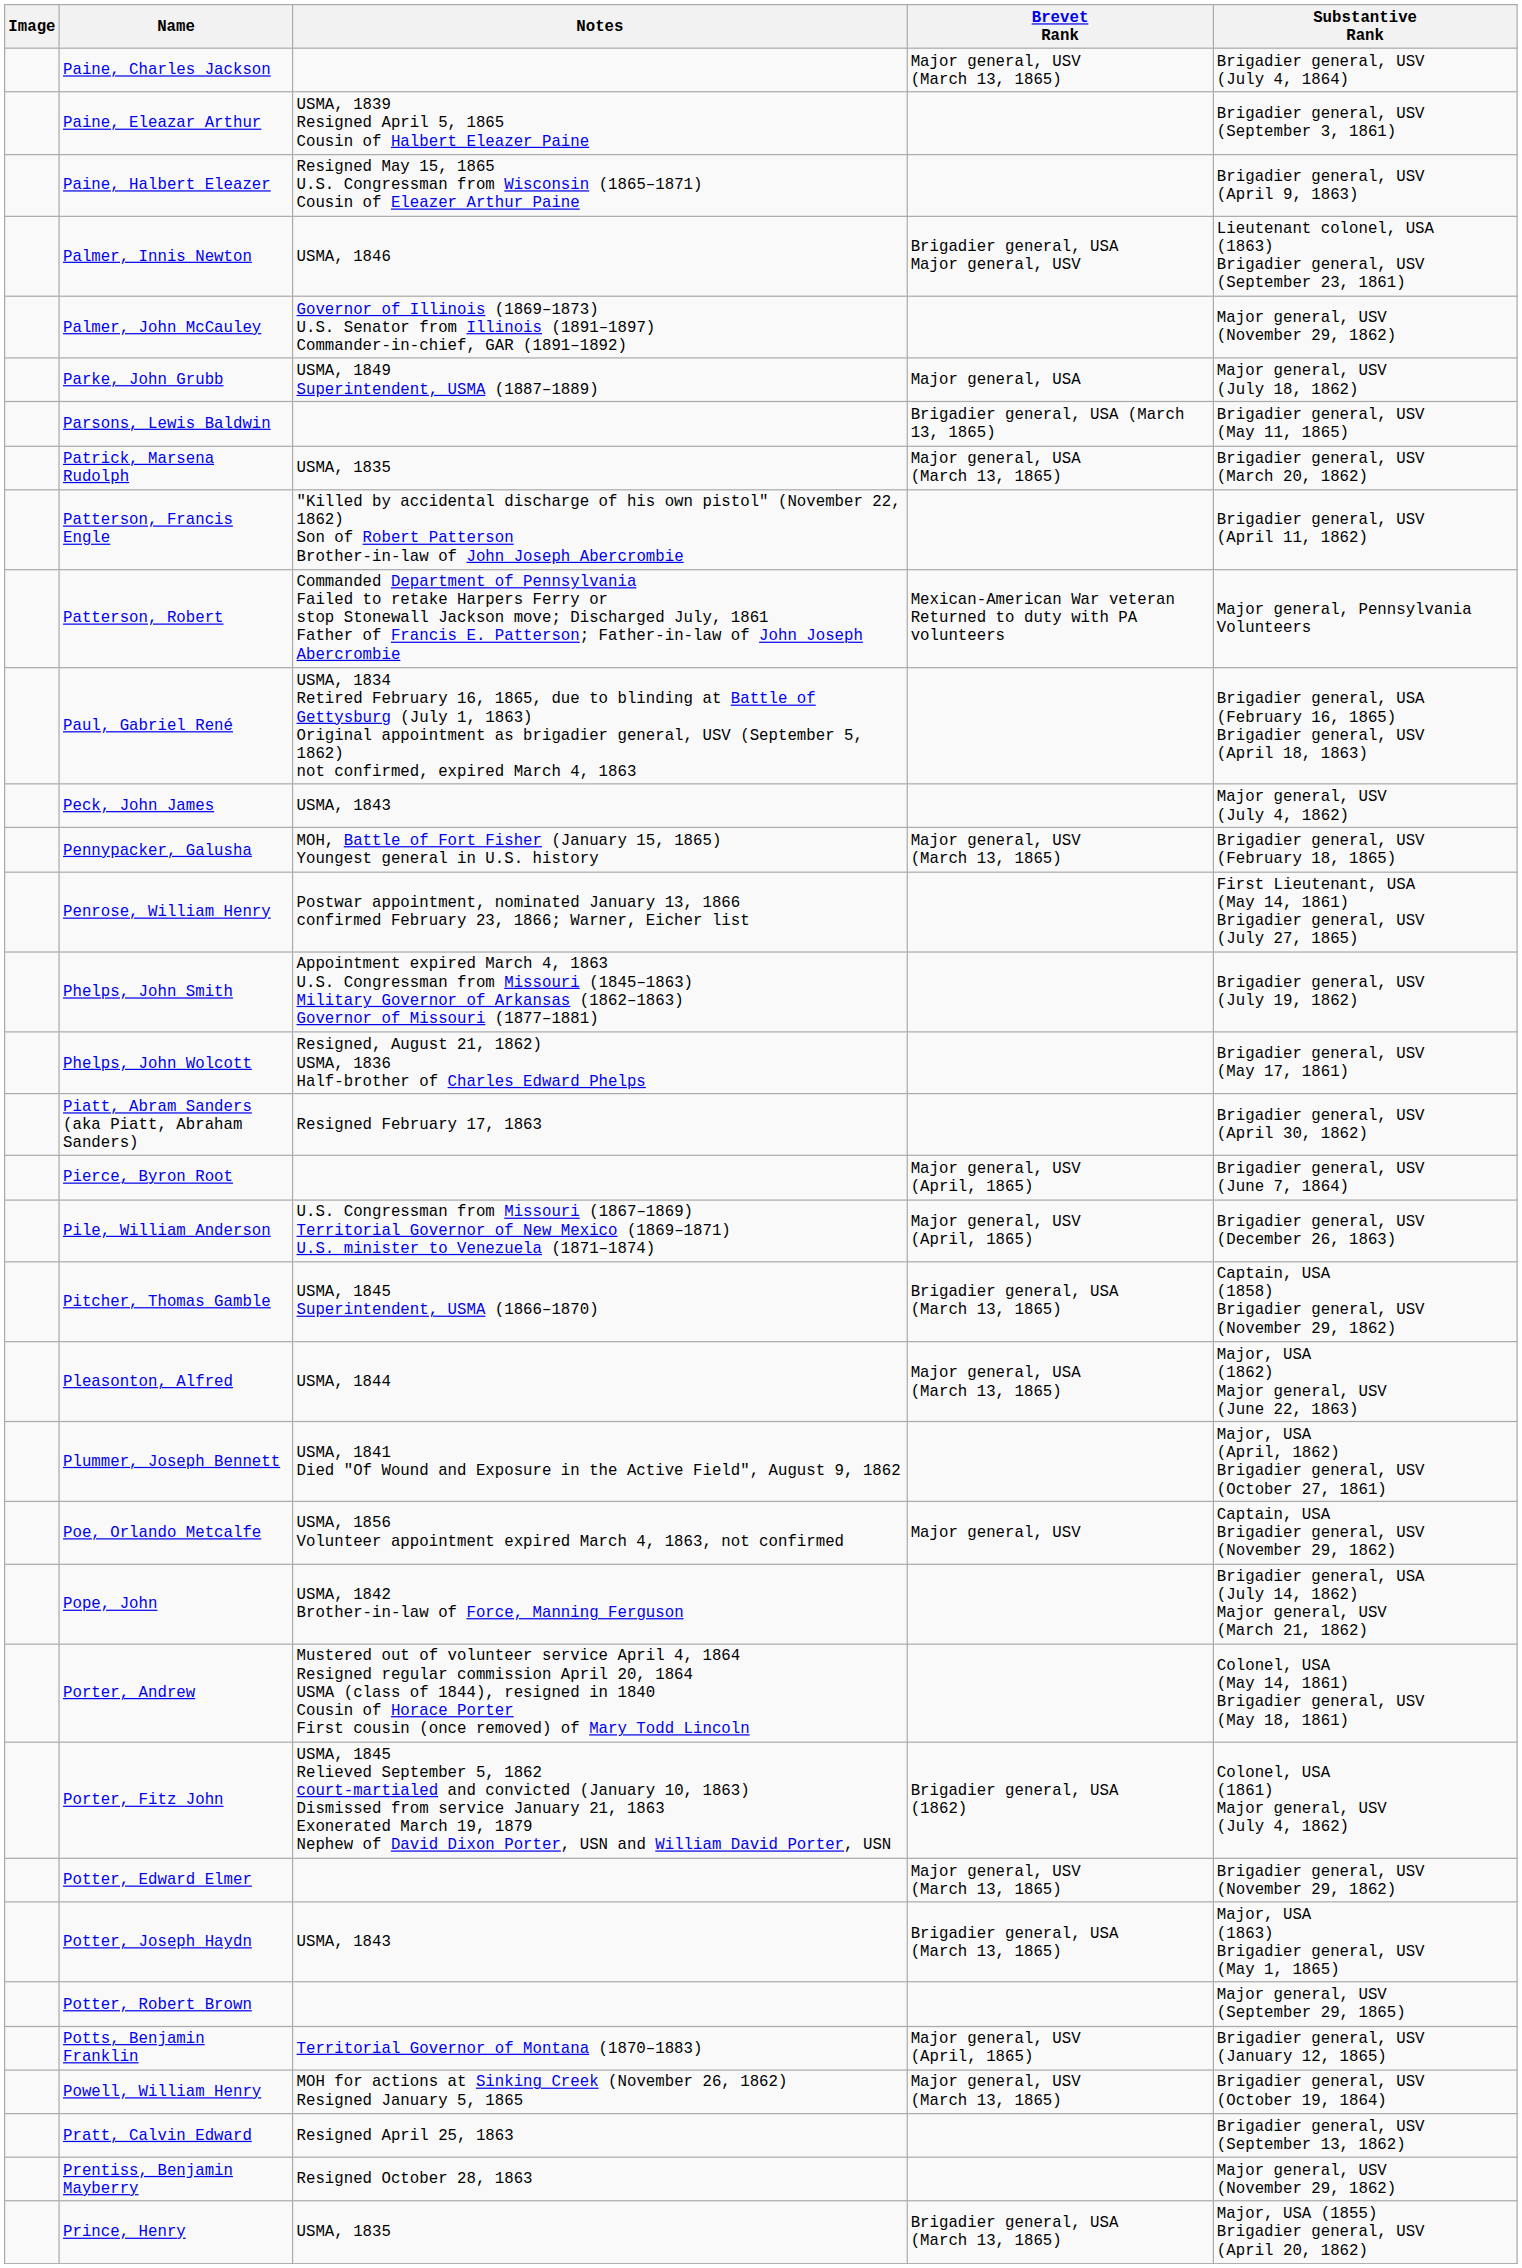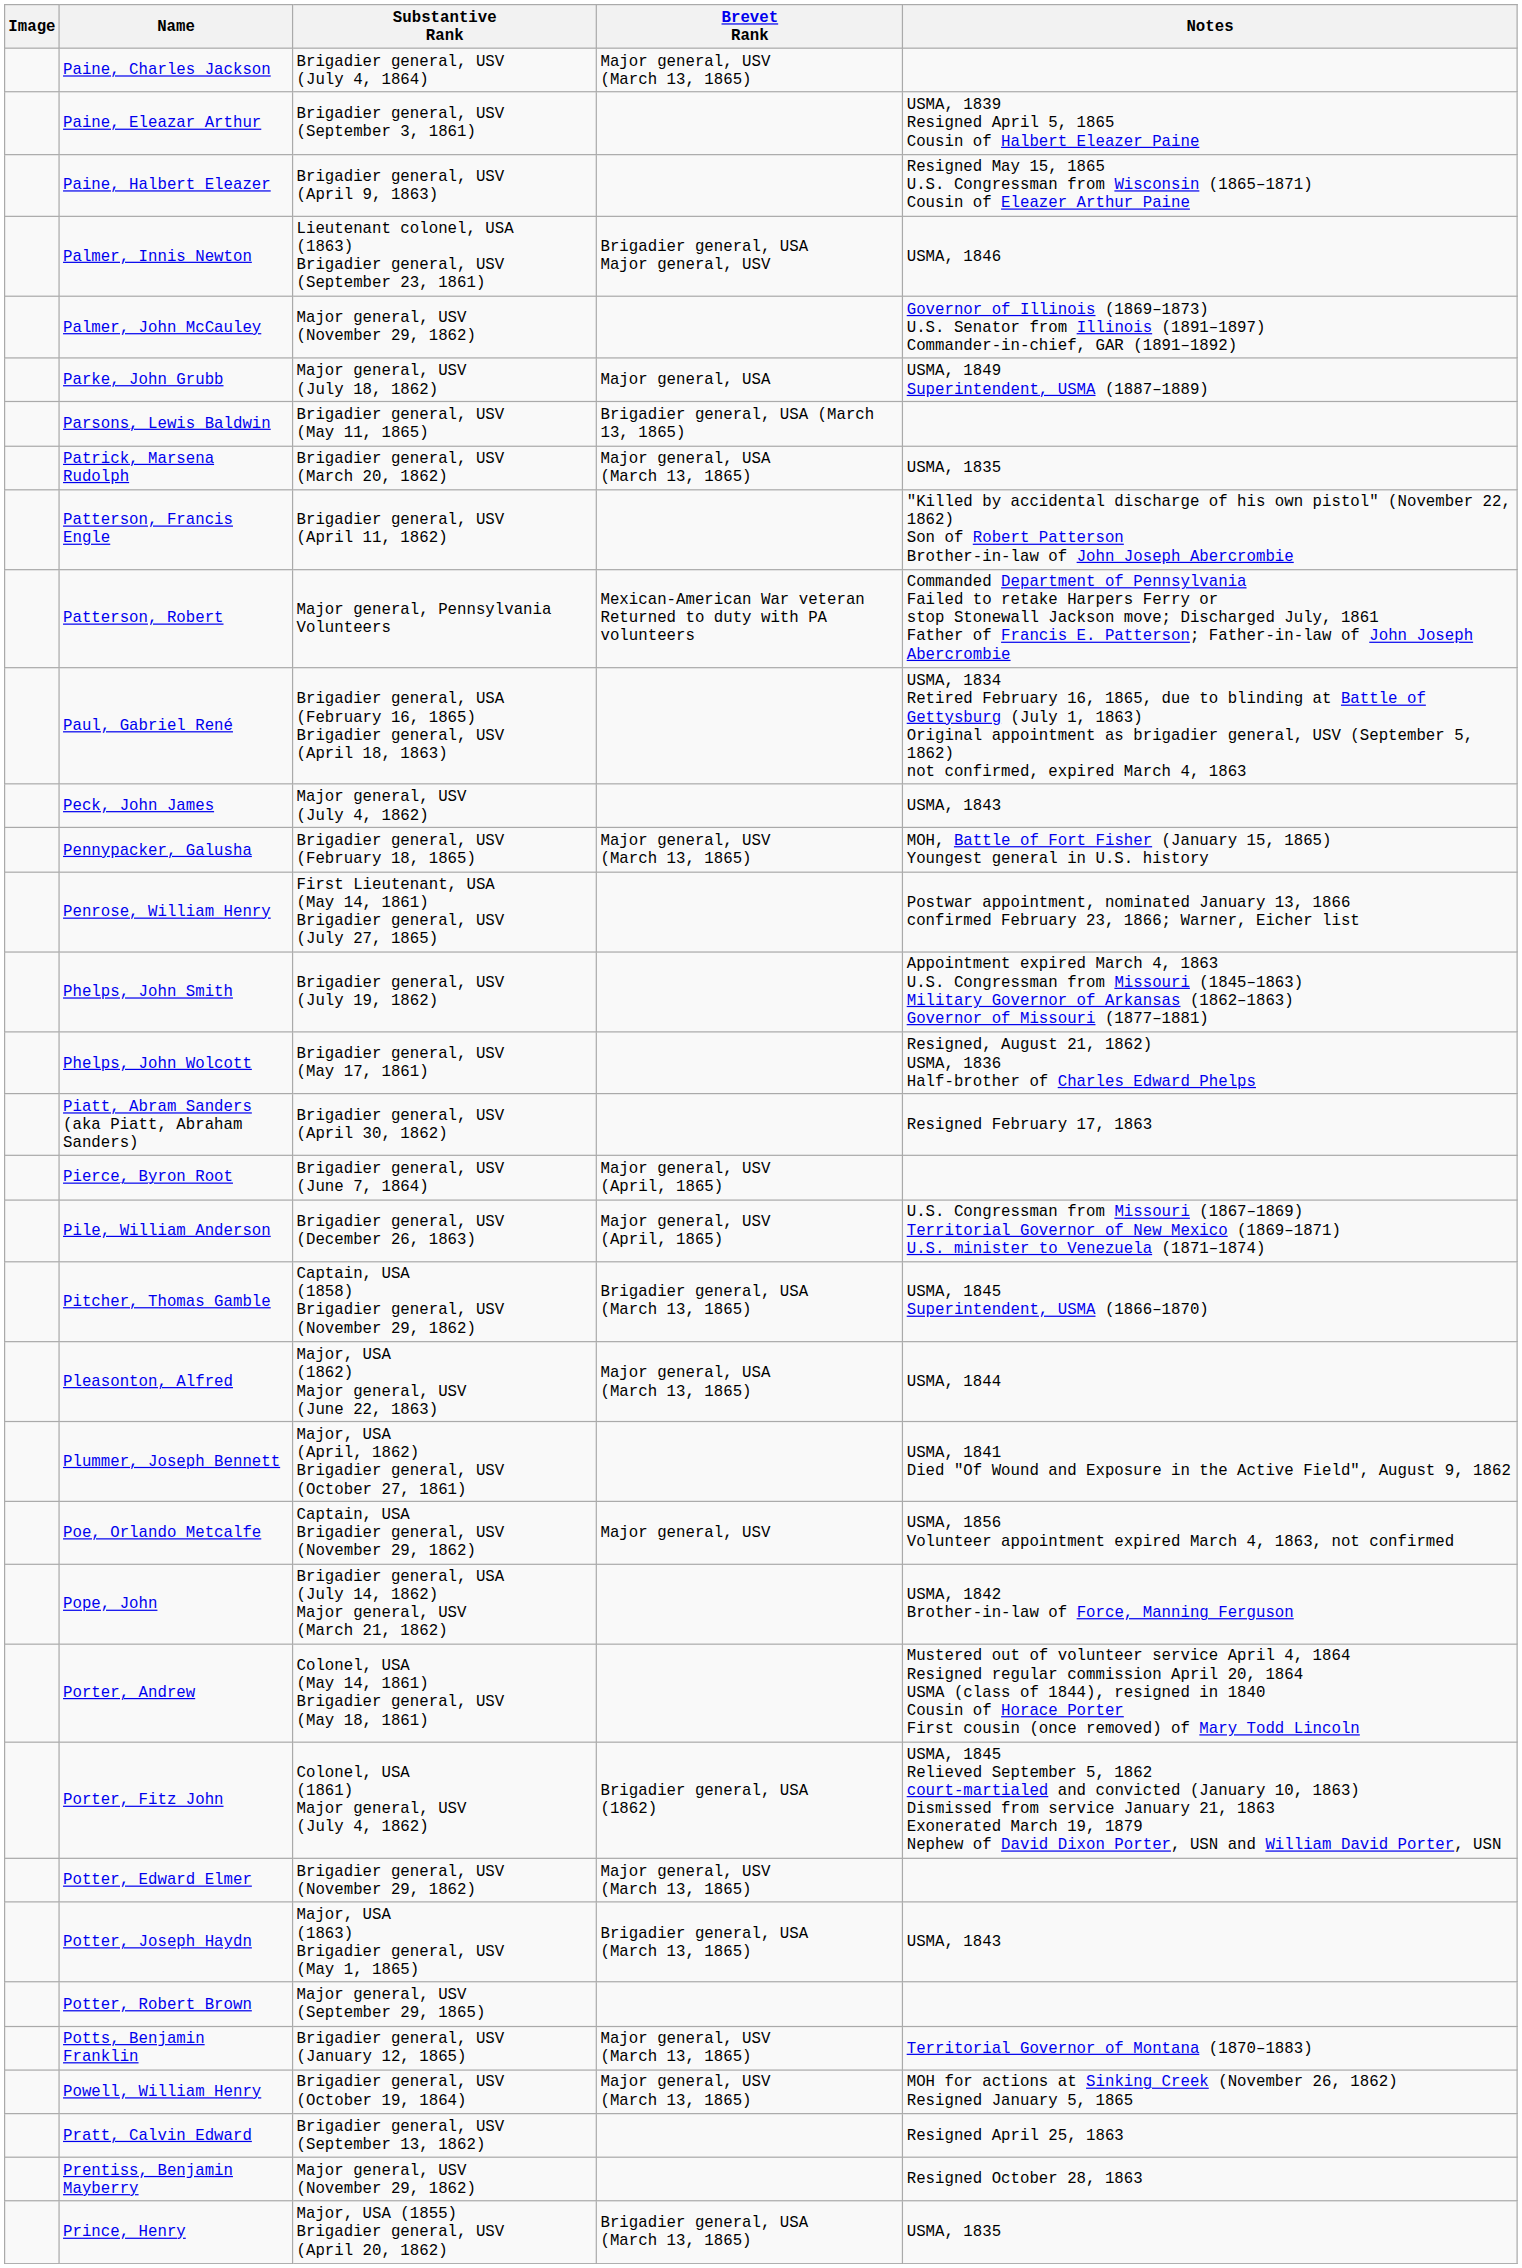columns swapped: (1365, 26) <-> (600, 26)
(996, 2048) Major general, USV (April, 1865) -> (685, 2048) Major general, USV (March 13, 1865)
